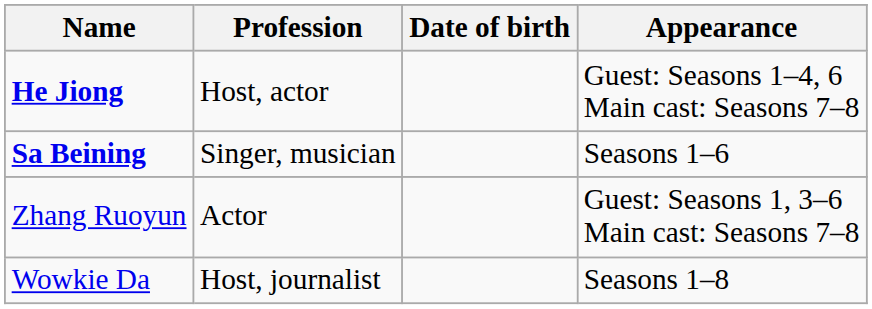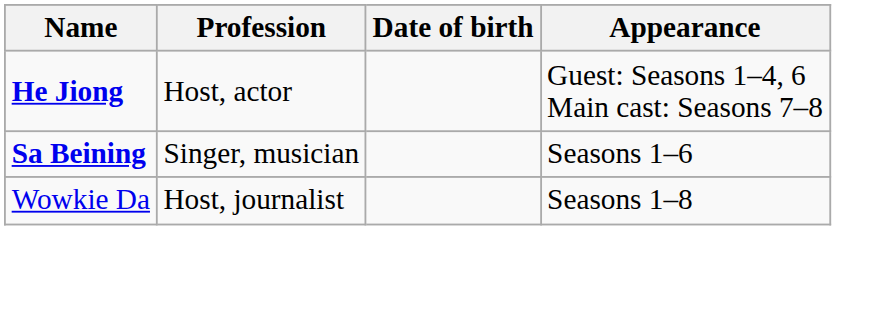- row: (99, 216)
